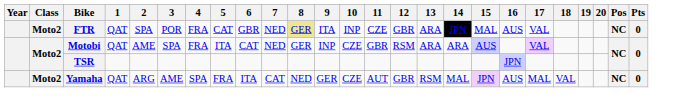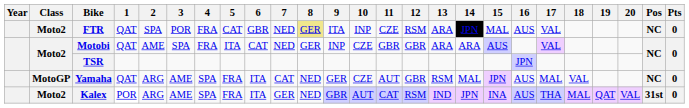(404, 29) GBR -> (415, 29) RSM
(404, 45) RSM -> (415, 45) GBR
(47, 78) Moto2 -> (51, 78) MotoGP
+ row: (93, 95)
